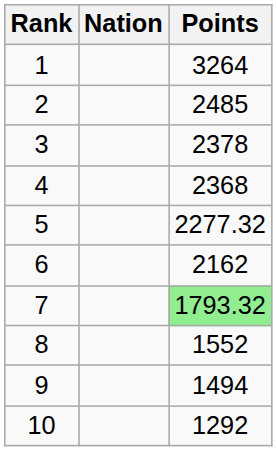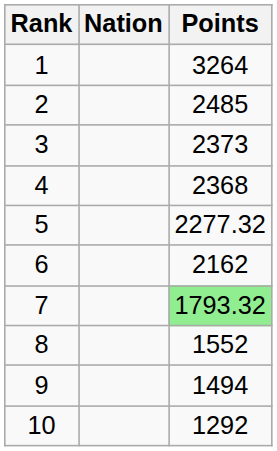(220, 144) 2378 -> (220, 144) 2373
